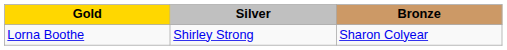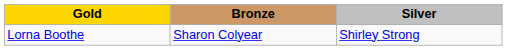columns swapped: (253, 14) <-> (419, 14)
